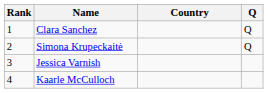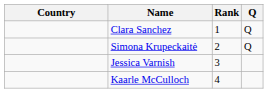columns swapped: (19, 12) <-> (190, 12)
